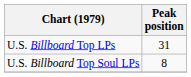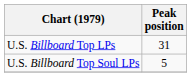(164, 63) 8 -> (164, 63) 5
